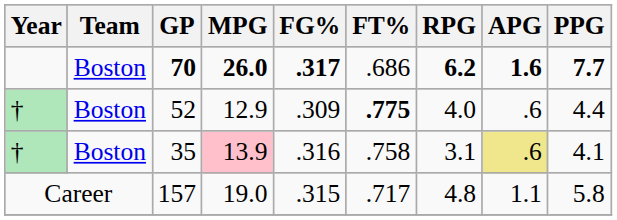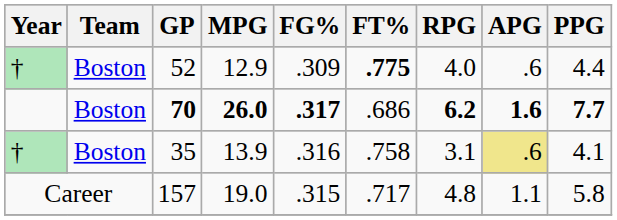rows swapped: (183, 109) <-> (183, 67)
(245, 152) pink background -> (245, 152) no background
